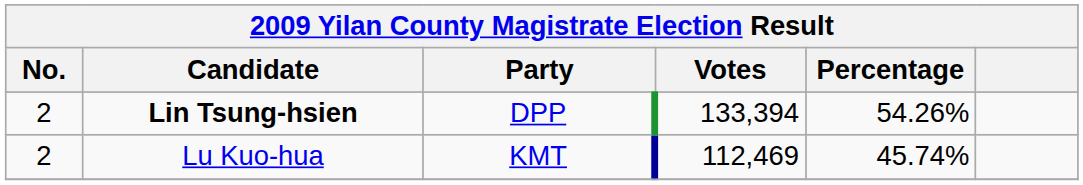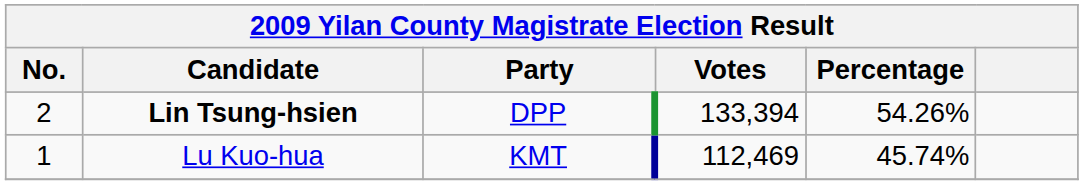(44, 156) 2 -> (44, 156) 1
